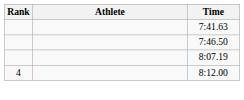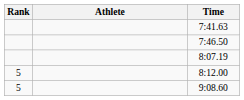(19, 73) 4 -> (19, 73) 5
+ row: (213, 88)
